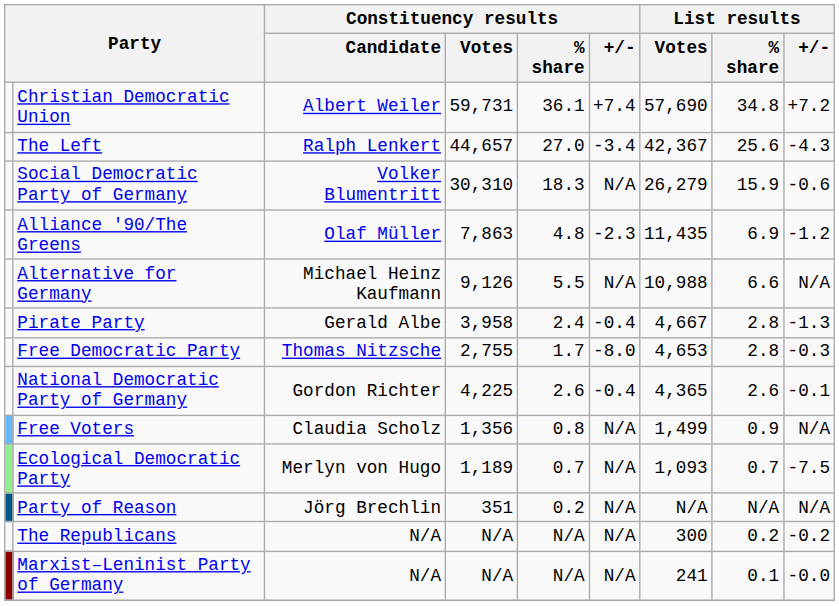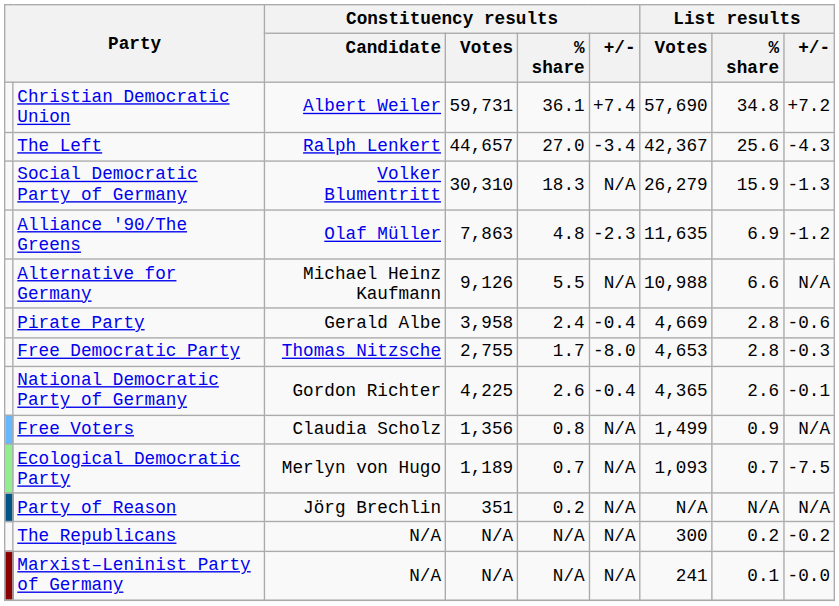(809, 185) -0.6 -> (809, 185) -1.3
(676, 235) 11,435 -> (676, 235) 11,635
(681, 323) 4,667 -> (681, 323) 4,669
(809, 323) -1.3 -> (809, 323) -0.6
